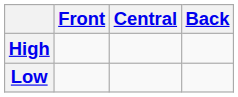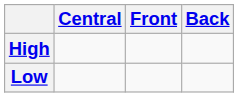columns swapped: (82, 19) <-> (145, 19)
